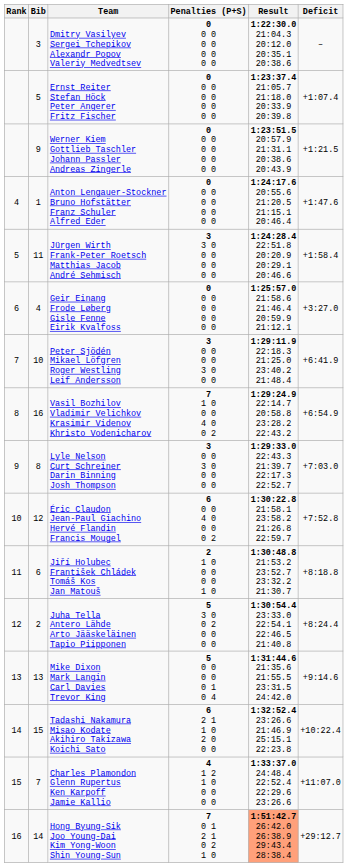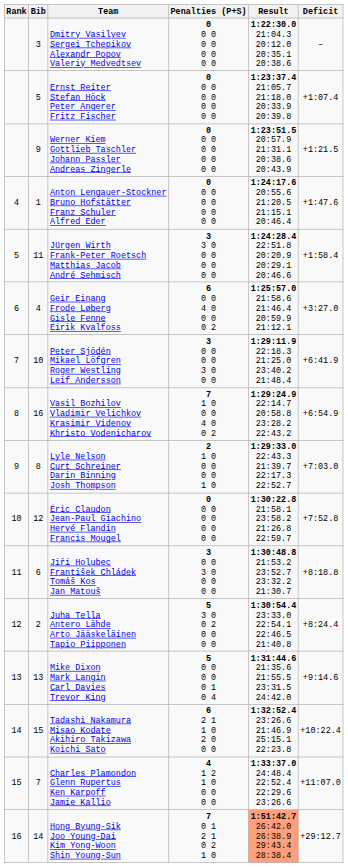(209, 308) 0 0 0 0 0 0 0 0 0 -> (209, 308) 6 0 0 4 0 0 0 0 2
(209, 467) 3 0 0 3 0 0 0 0 0 -> (209, 467) 2 1 0 0 0 0 0 1 0
(209, 519) 6 0 0 4 0 0 0 0 2 -> (209, 519) 0 0 0 0 0 0 0 0 0
(209, 572) 2 1 0 0 0 0 0 1 0 -> (209, 572) 3 0 0 3 0 0 0 0 0
